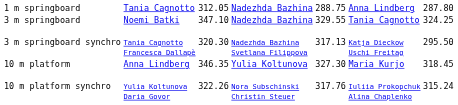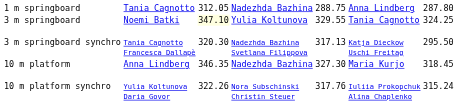(213, 20) no background -> (213, 20) lightyellow background
(272, 20) Nadezhda Bazhina -> (269, 20) Yulia Koltunova
(269, 64) Yulia Koltunova -> (272, 64) Nadezhda Bazhina
